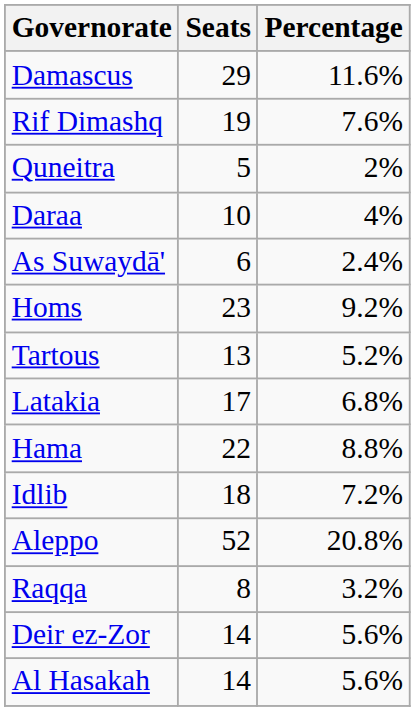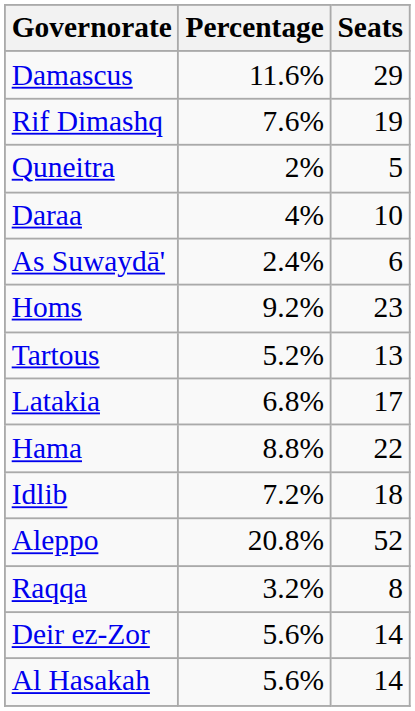columns swapped: (218, 27) <-> (334, 27)
